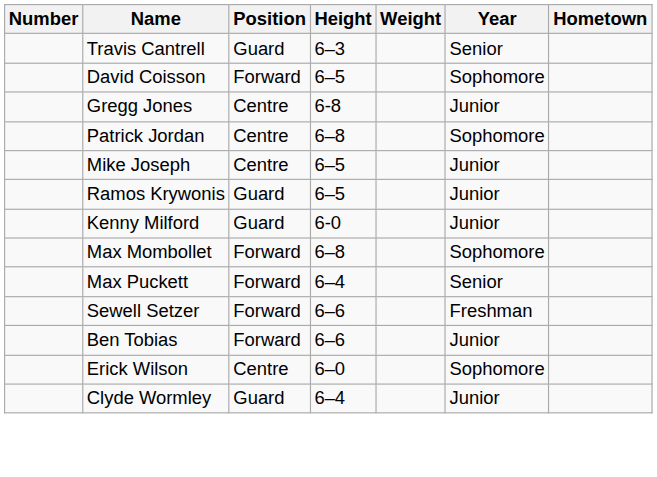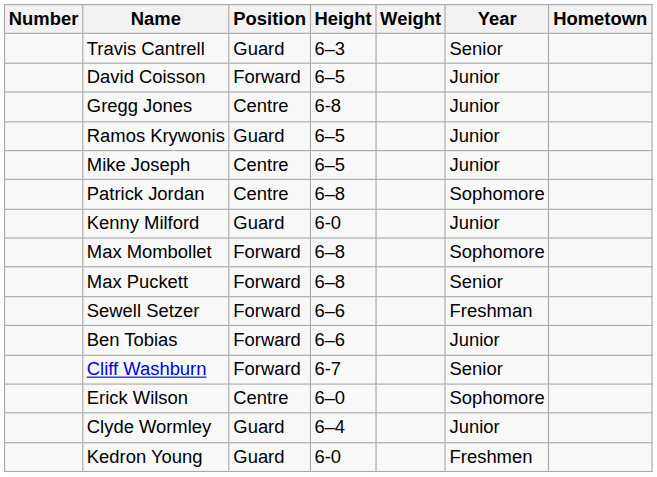(497, 77) Sophomore -> (475, 77) Junior
rows swapped: (146, 135) <-> (156, 194)
(330, 281) 6–4 -> (330, 281) 6–8
+ row: (147, 369)
+ row: (145, 456)
